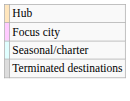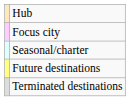+ row: (56, 68)
